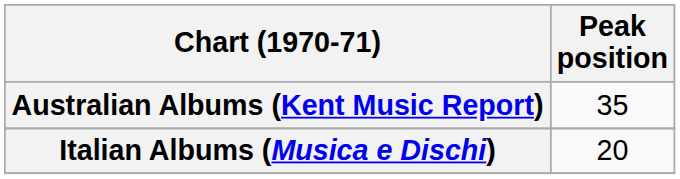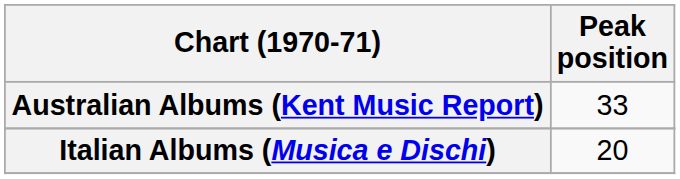(612, 104) 35 -> (612, 104) 33
